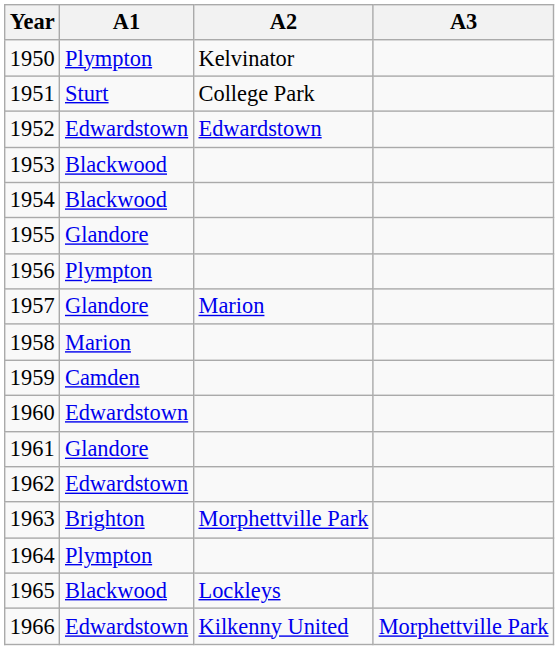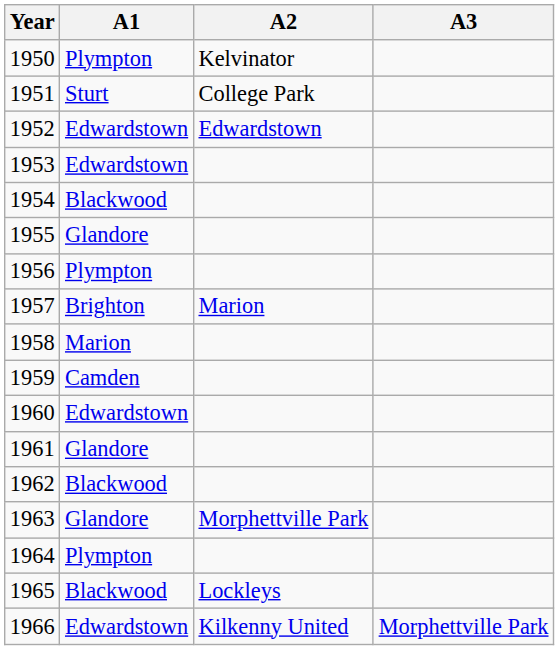(116, 164) Blackwood -> (127, 164) Edwardstown
(107, 306) Glandore -> (105, 306) Brighton
(127, 484) Edwardstown -> (116, 484) Blackwood
(105, 519) Brighton -> (107, 519) Glandore
